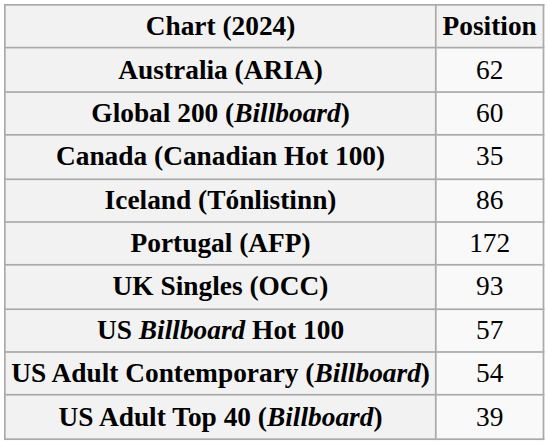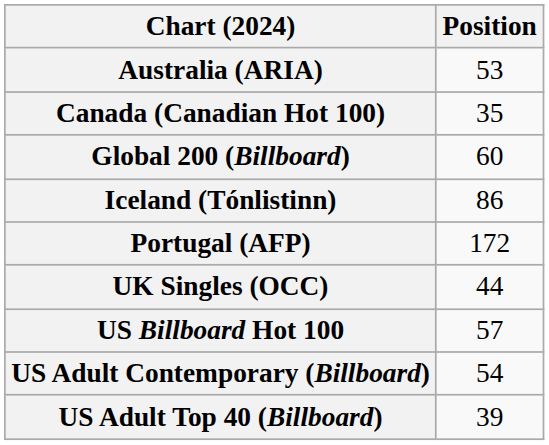(490, 69) 62 -> (490, 69) 53
rows swapped: (221, 156) <-> (221, 112)
(490, 286) 93 -> (490, 286) 44
